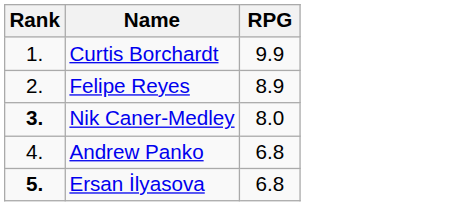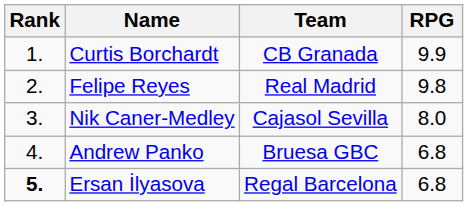+ column: (320, 20)
(270, 86) 8.9 -> (432, 86) 9.8
(35, 119) bold -> (35, 119) normal
